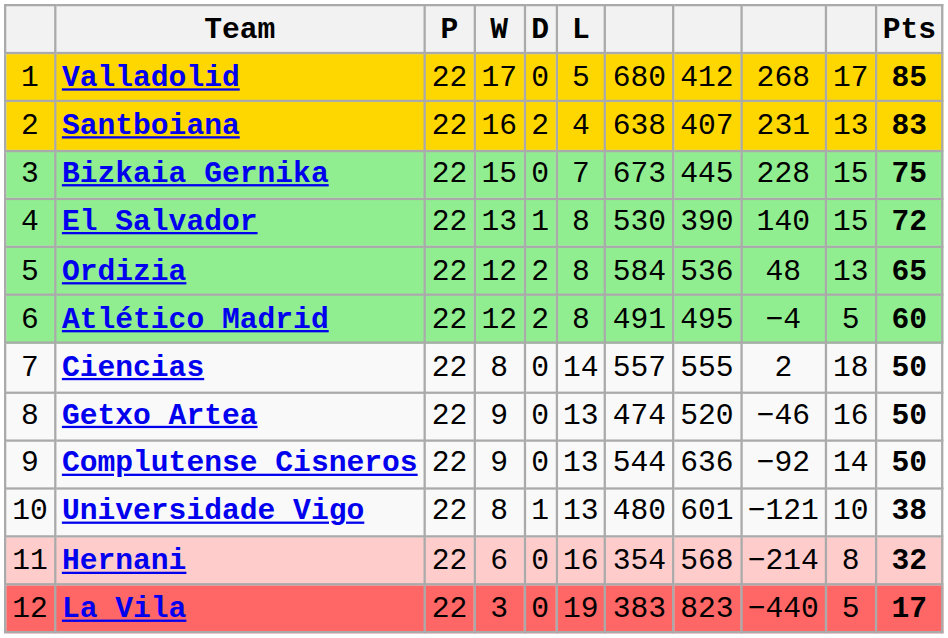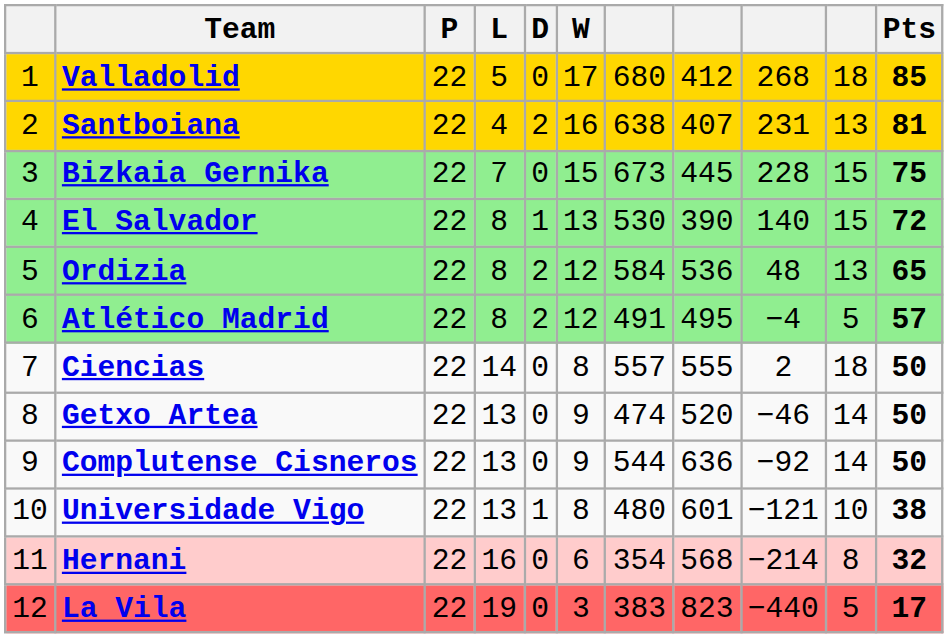columns swapped: (499, 29) <-> (581, 29)
(851, 78) 17 -> (851, 78) 18
(909, 126) 83 -> (909, 126) 81
(909, 319) 60 -> (909, 319) 57
(851, 416) 16 -> (851, 416) 14
